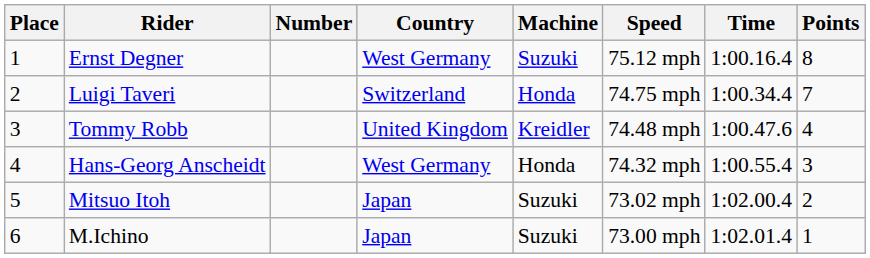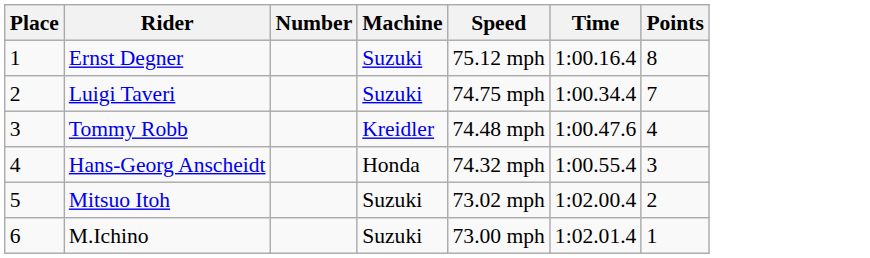- column: (435, 22)
(547, 93) Honda -> (392, 93) Suzuki
